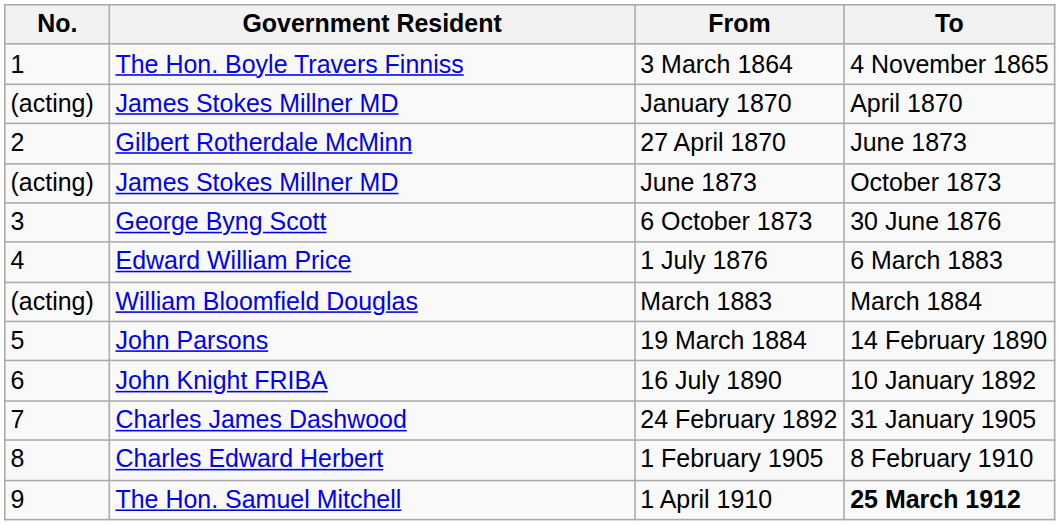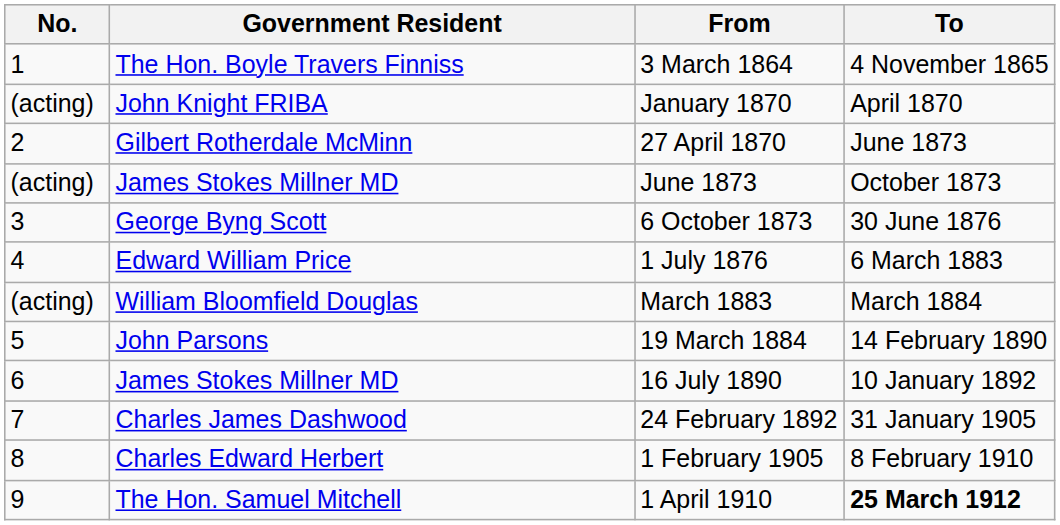(257, 103) James Stokes Millner MD -> (222, 103) John Knight FRIBA
(222, 380) John Knight FRIBA -> (257, 380) James Stokes Millner MD
